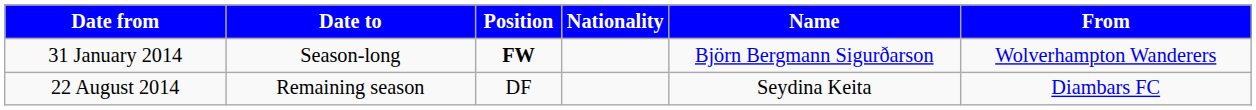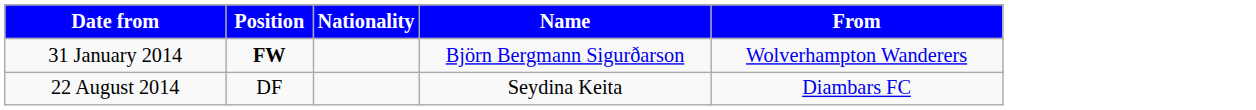- column: (350, 21)
